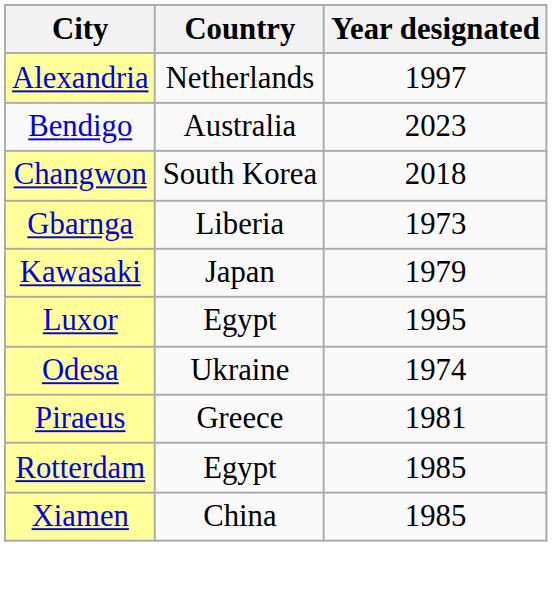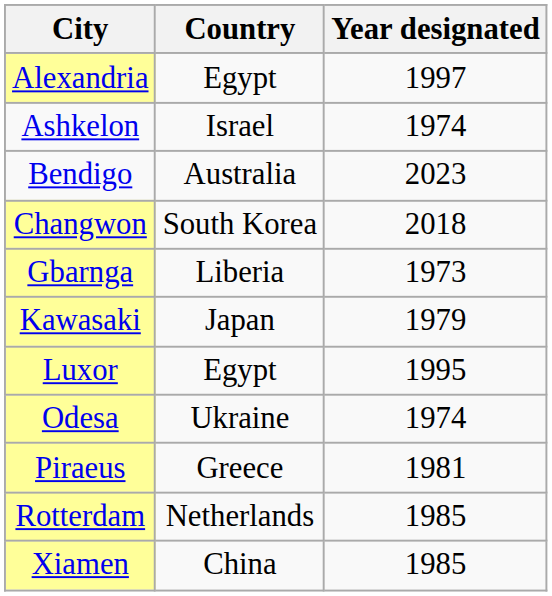(240, 77) Netherlands -> (240, 77) Egypt
+ row: (80, 126)
(240, 467) Egypt -> (240, 516) Netherlands
